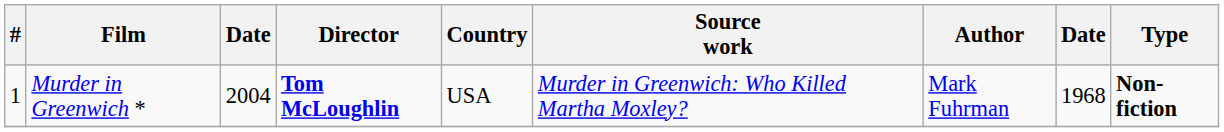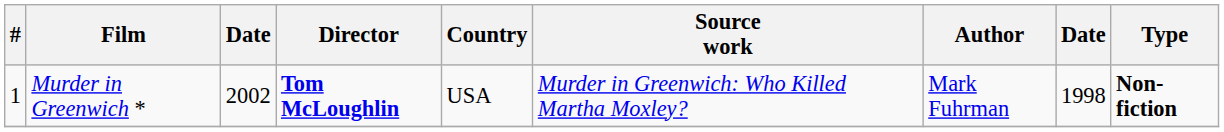(248, 95) 2004 -> (248, 95) 2002
(1083, 95) 1968 -> (1083, 95) 1998
